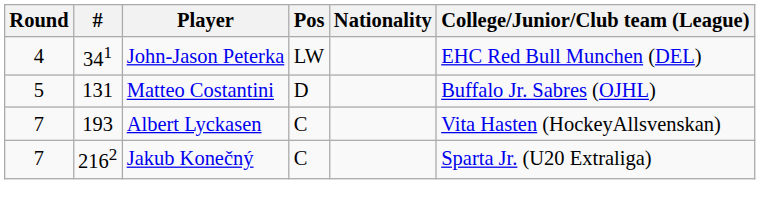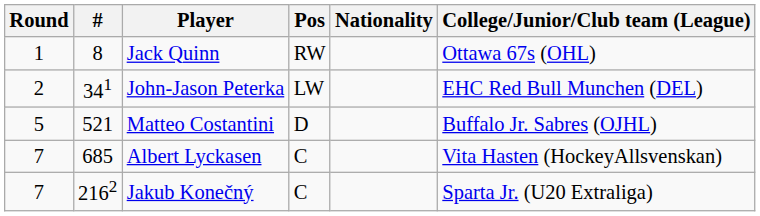+ row: (173, 53)
(39, 55) 4 -> (39, 88) 2
(98, 91) 131 -> (98, 123) 521
(98, 123) 193 -> (98, 156) 685
